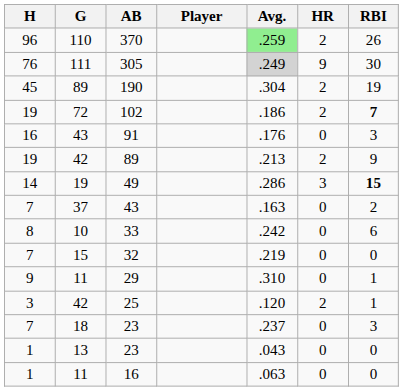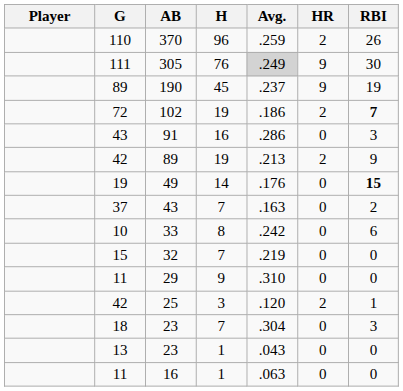columns swapped: (202, 16) <-> (30, 16)
(272, 40) lightgreen background -> (272, 40) no background
(272, 87) .304 -> (272, 87) .237
(323, 87) 2 -> (323, 87) 9
(272, 135) .176 -> (272, 135) .286
(272, 183) .286 -> (272, 183) .176
(323, 183) 3 -> (323, 183) 0
(373, 278) 1 -> (373, 278) 0
(272, 326) .237 -> (272, 326) .304
